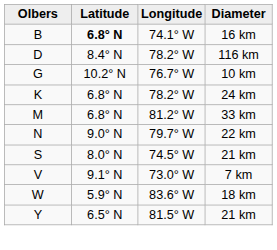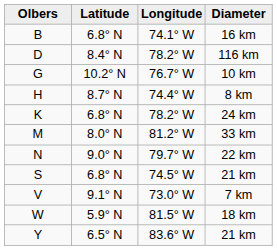(105, 34) bold -> (105, 34) normal
+ row: (38, 94)
(105, 114) 6.8° N -> (105, 134) 8.0° N
(105, 154) 8.0° N -> (105, 174) 6.8° N
(172, 194) 83.6° W -> (172, 214) 81.5° W
(172, 214) 81.5° W -> (172, 235) 83.6° W
